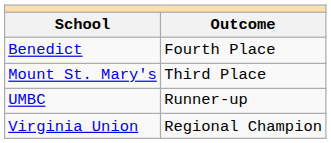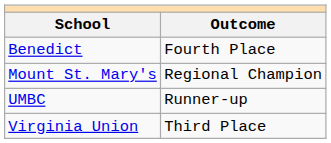(215, 75) Third Place -> (243, 75) Regional Champion
(243, 126) Regional Champion -> (215, 126) Third Place
